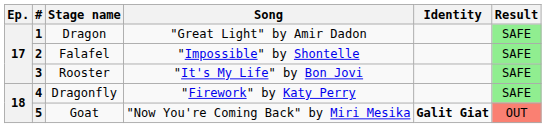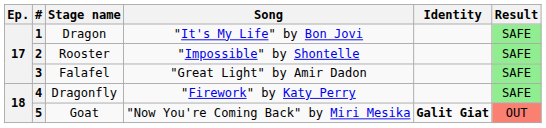(268, 34) "Great Light" by Amir Dadon -> (268, 34) "It's My Life" by Bon Jovi
(84, 54) Falafel -> (84, 54) Rooster
(84, 73) Rooster -> (84, 73) Falafel
(268, 73) "It's My Life" by Bon Jovi -> (268, 73) "Great Light" by Amir Dadon
